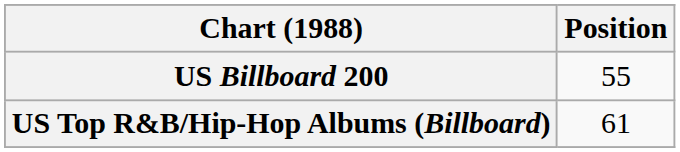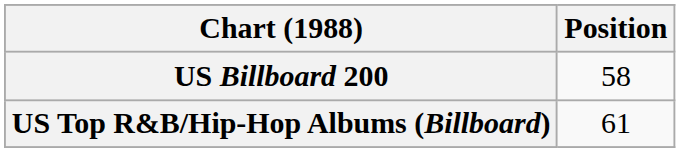(616, 75) 55 -> (616, 75) 58
